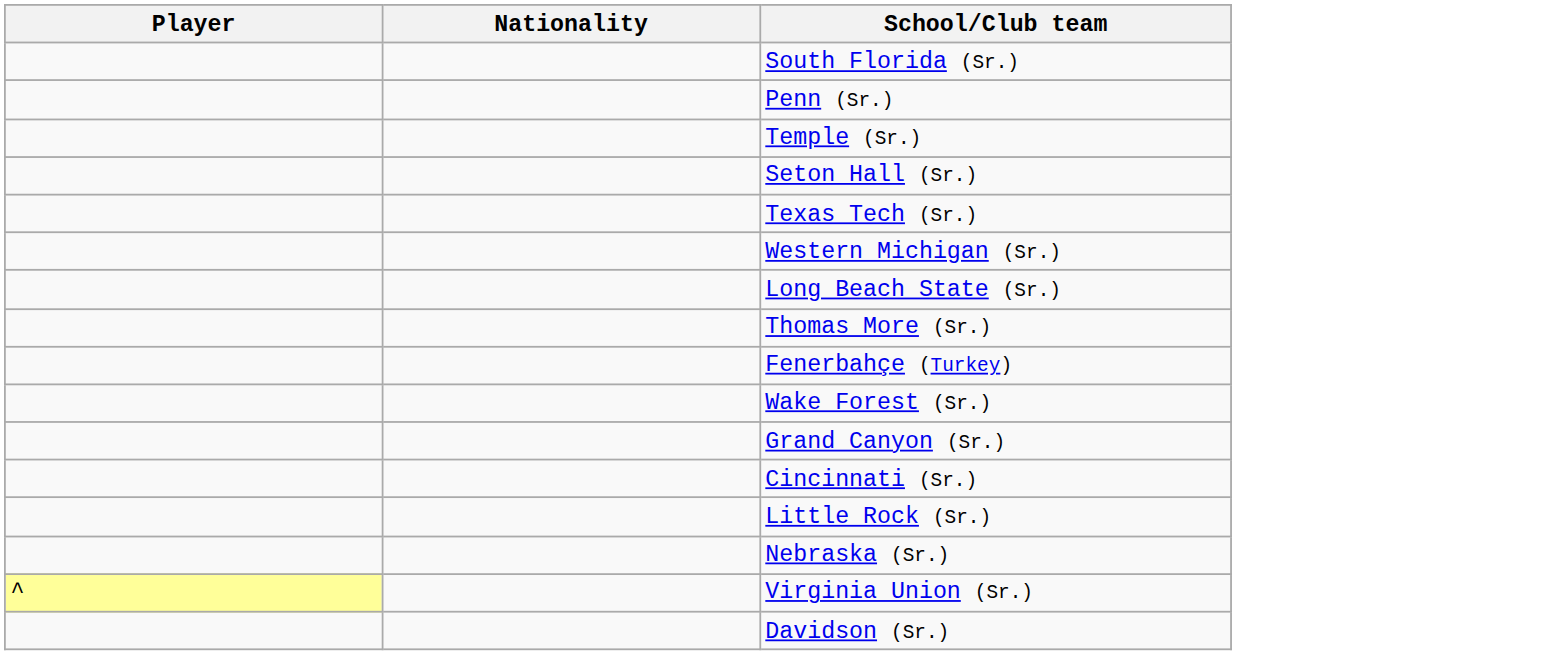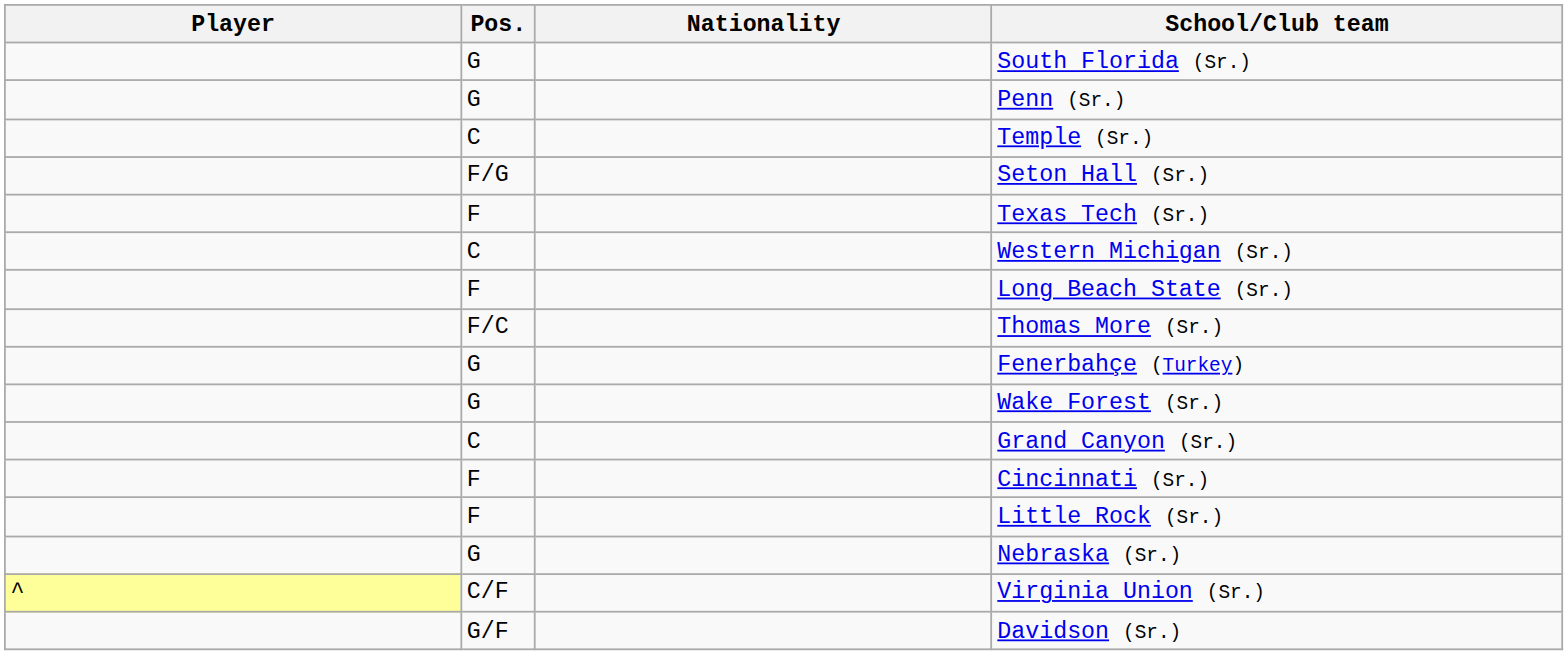+ column: (498, 24)
